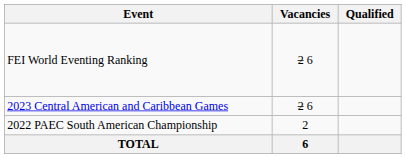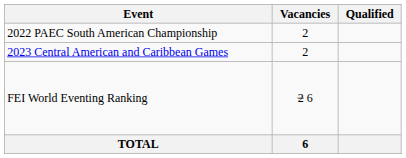rows swapped: (112, 125) <-> (77, 60)
(305, 106) 2 6 -> (305, 52) 2
